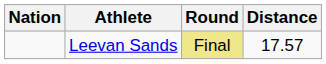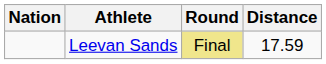(282, 44) 17.57 -> (282, 44) 17.59
